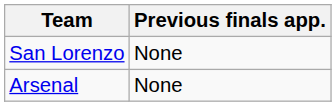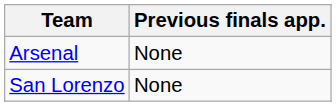rows swapped: (67, 52) <-> (44, 85)
